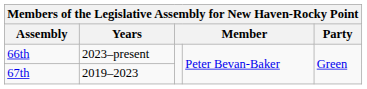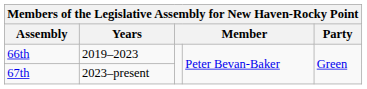(116, 53) 2023–present -> (110, 53) 2019–2023
(110, 73) 2019–2023 -> (116, 73) 2023–present
